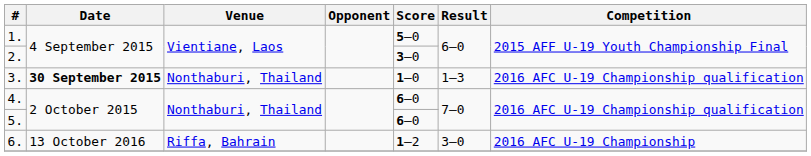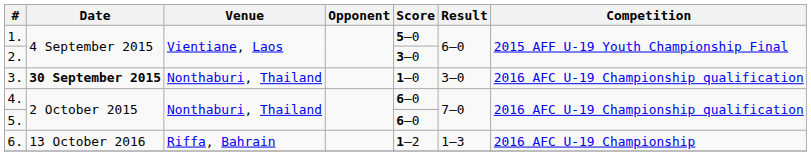(453, 78) 1–3 -> (453, 78) 3–0
(453, 141) 3–0 -> (453, 141) 1–3
